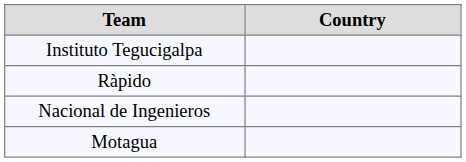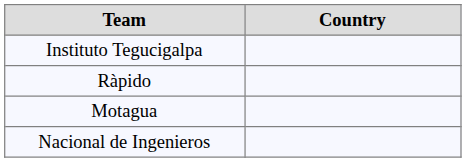rows swapped: (124, 141) <-> (124, 111)
